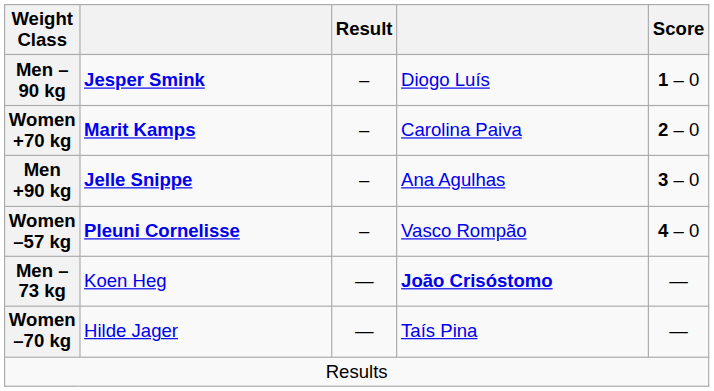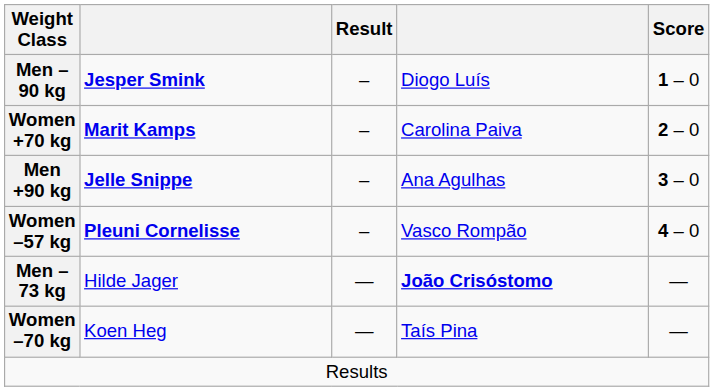(125, 281) Koen Heg -> (131, 281) Hilde Jager
(131, 331) Hilde Jager -> (125, 331) Koen Heg
